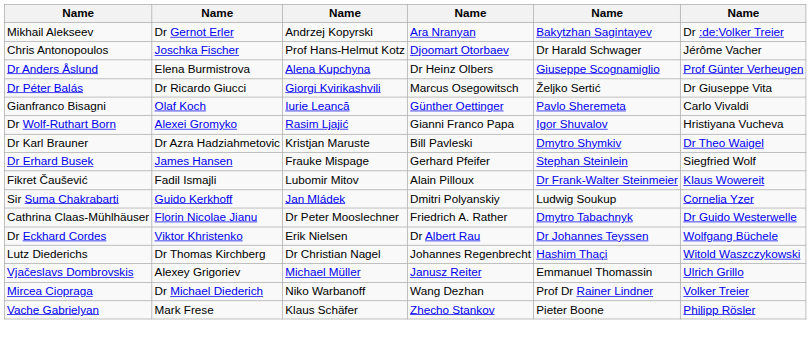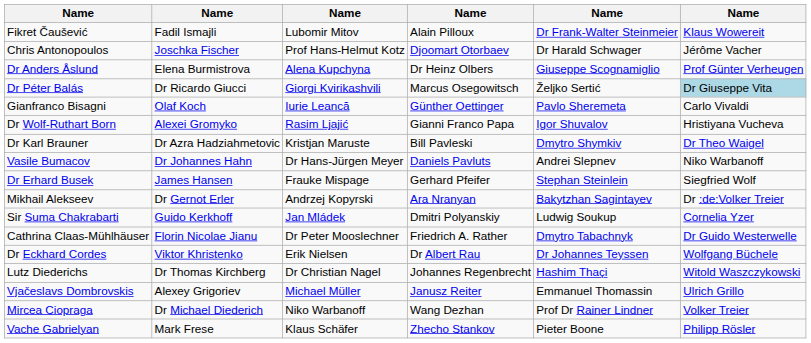rows swapped: (50, 32) <-> (47, 180)
(728, 87) no background -> (728, 87) lightblue background
+ row: (48, 161)
